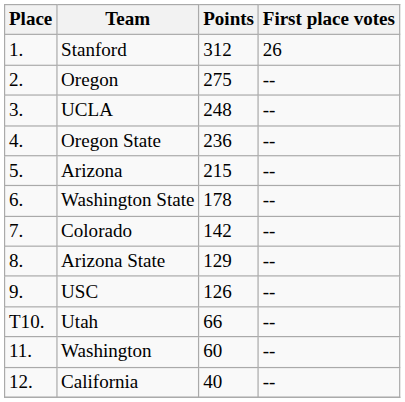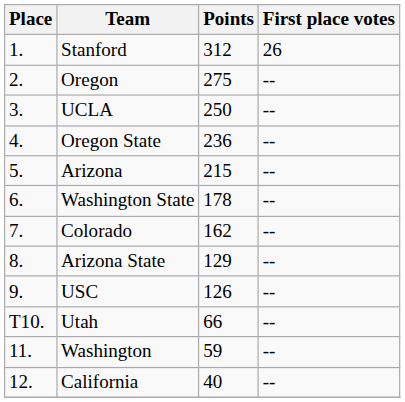(217, 110) 248 -> (217, 110) 250
(217, 230) 142 -> (217, 230) 162
(213, 351) 60 -> (213, 351) 59
